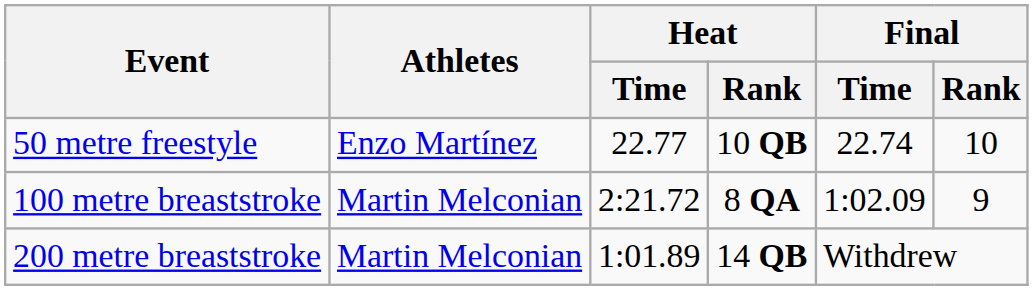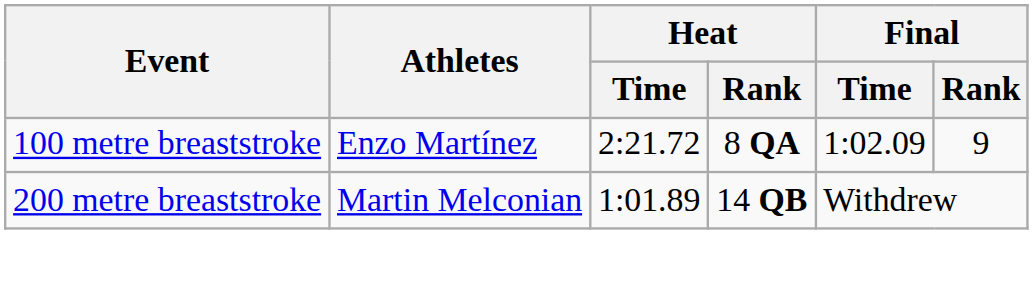- row: (135, 144)
(460, 200) Martin Melconian -> (437, 144) Enzo Martínez
